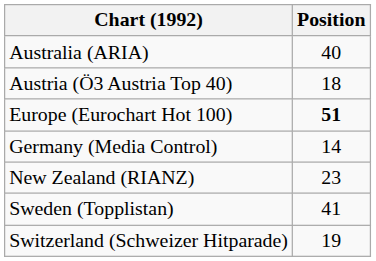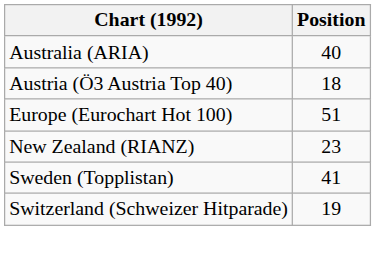(331, 114) bold -> (331, 114) normal
- row: (113, 146)
